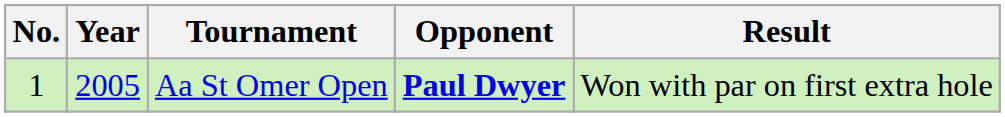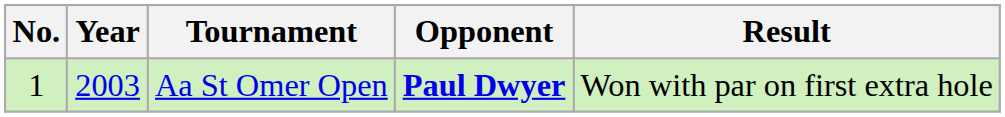(108, 84) 2005 -> (108, 84) 2003
